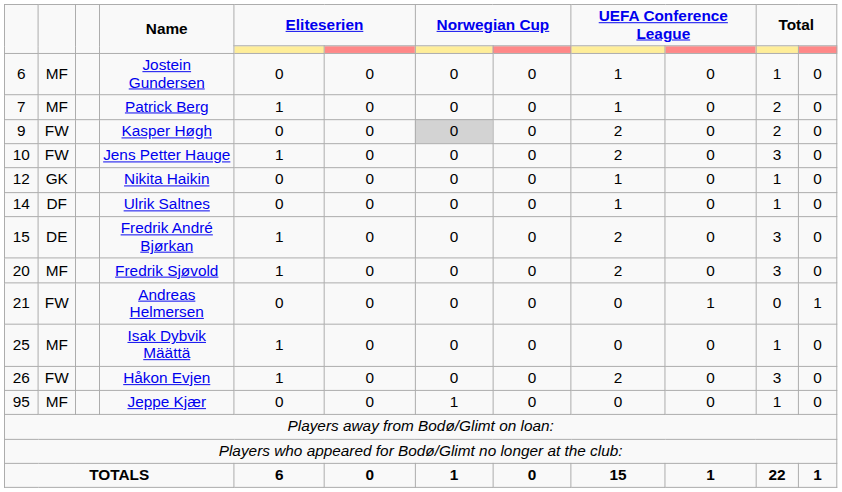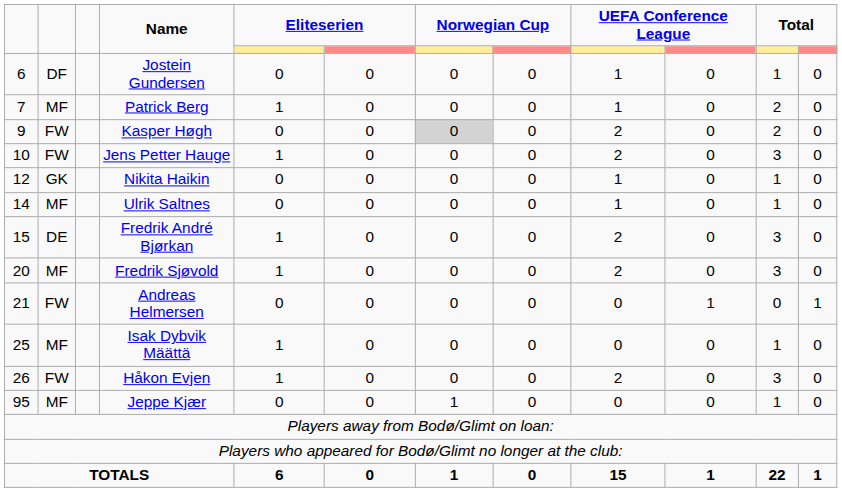(57, 74) MF -> (57, 74) DF
(57, 204) DF -> (57, 204) MF
